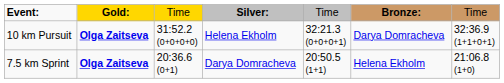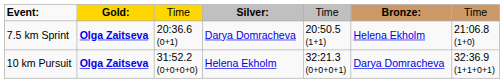rows swapped: (38, 64) <-> (39, 35)
